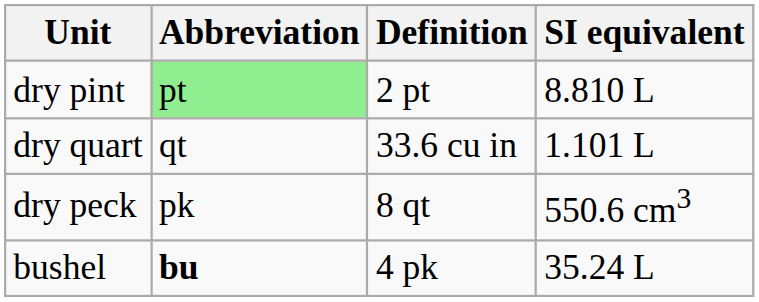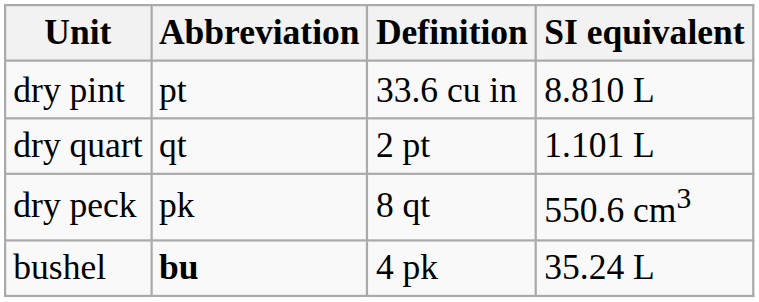(173, 88) lightgreen background -> (173, 88) no background
(403, 88) 2 pt -> (446, 88) 33.6 cu in
(446, 145) 33.6 cu in -> (403, 145) 2 pt
